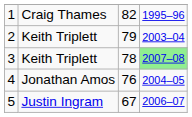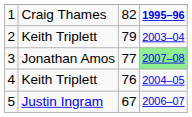(163, 15) normal -> (163, 15) bold
(59, 58) Keith Triplett -> (68, 58) Jonathan Amos
(129, 58) 78 -> (129, 58) 77
(68, 79) Jonathan Amos -> (59, 79) Keith Triplett
